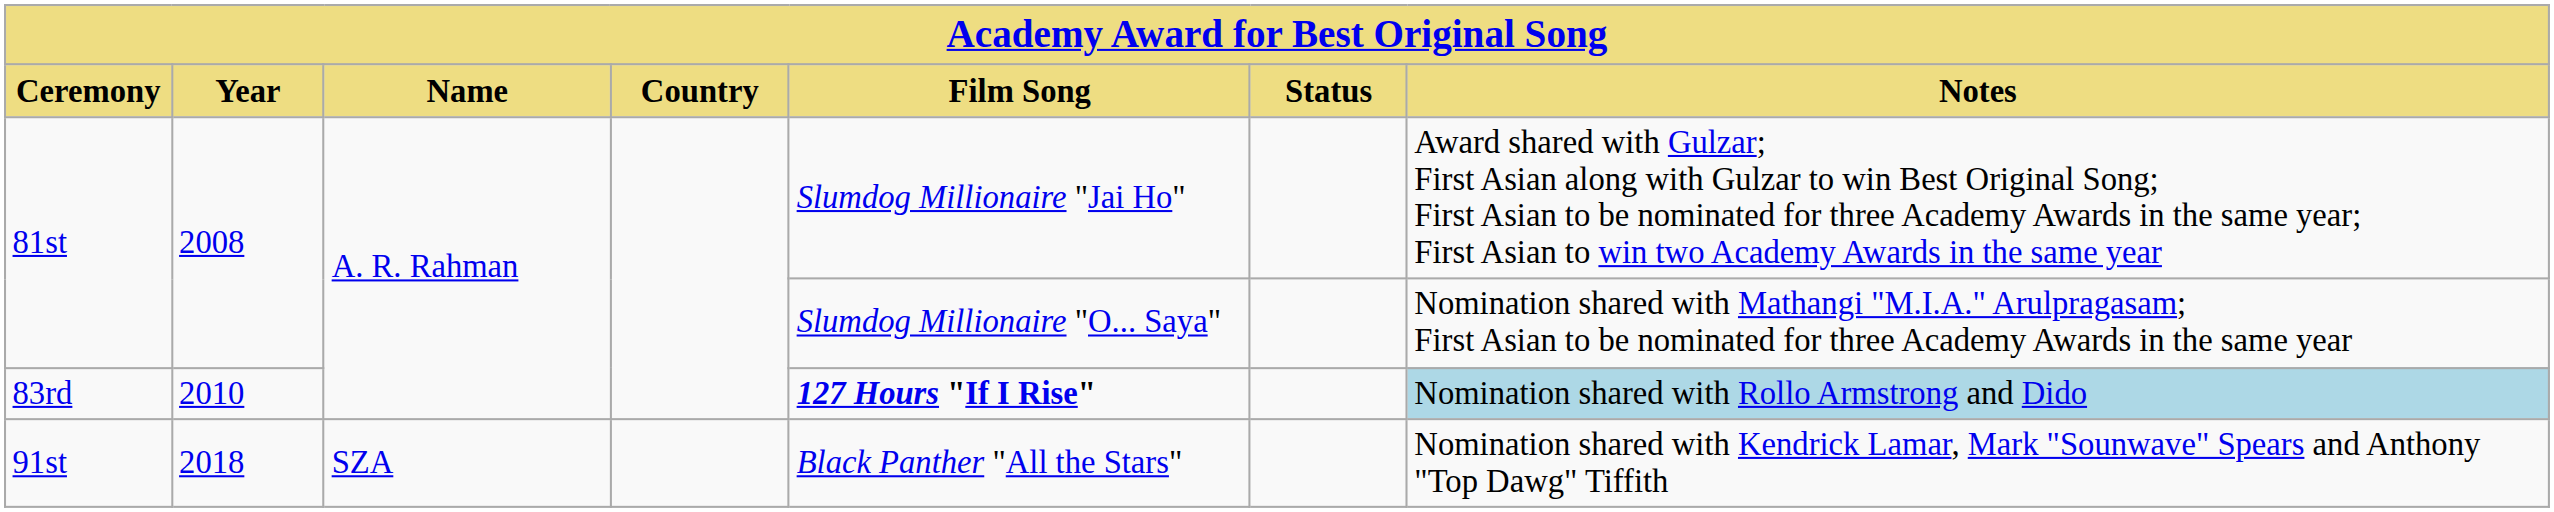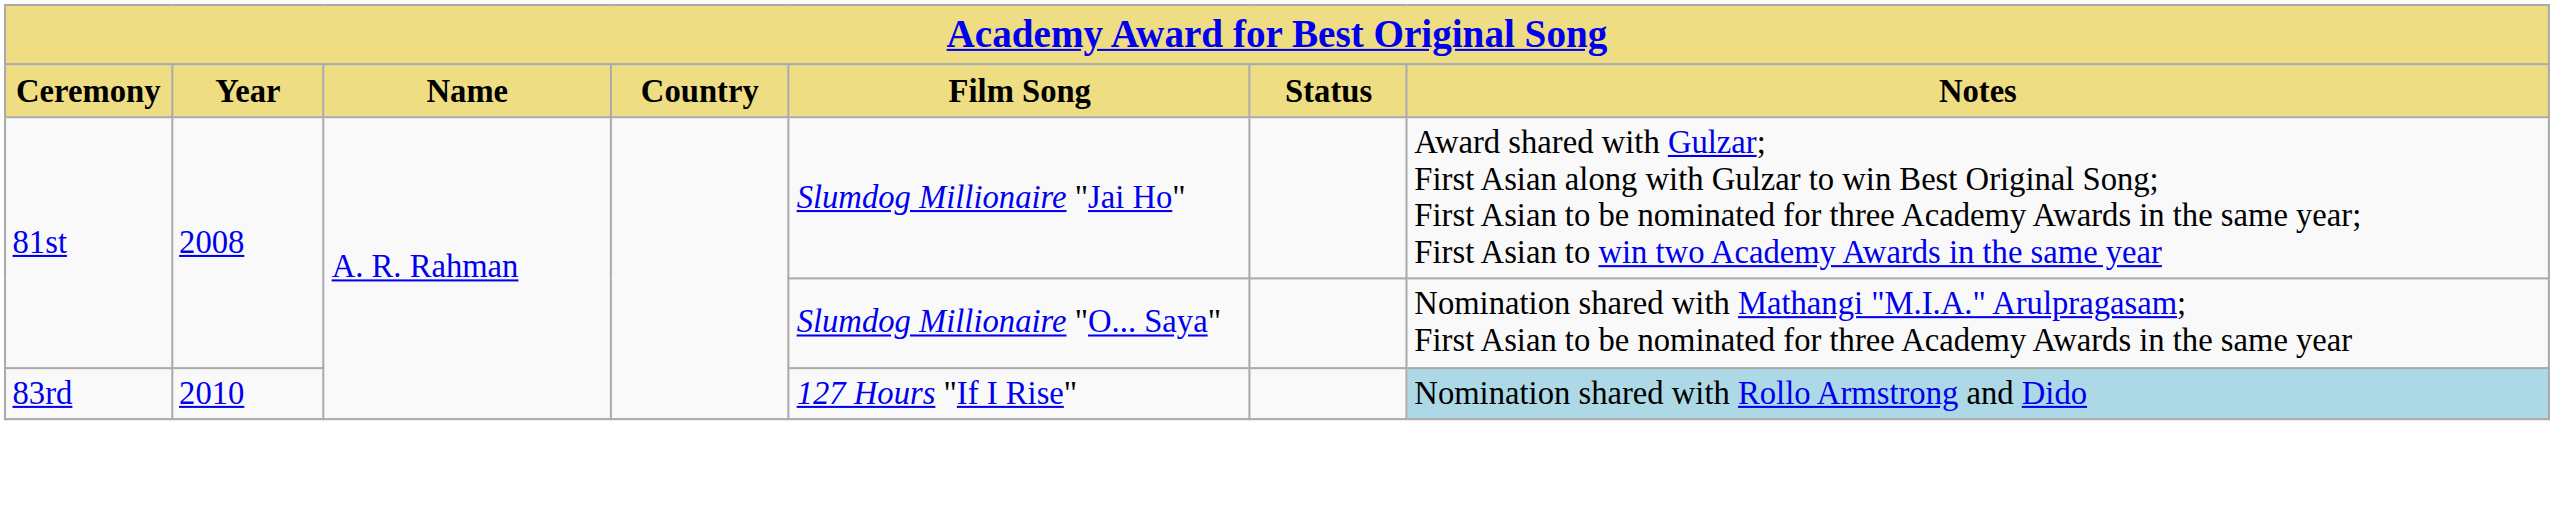(946, 392) bold -> (937, 392) normal
- row: (40, 462)
